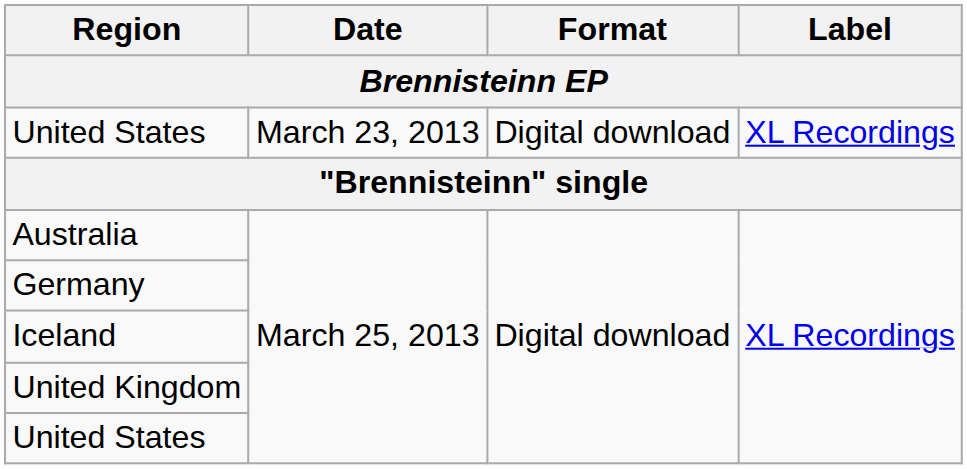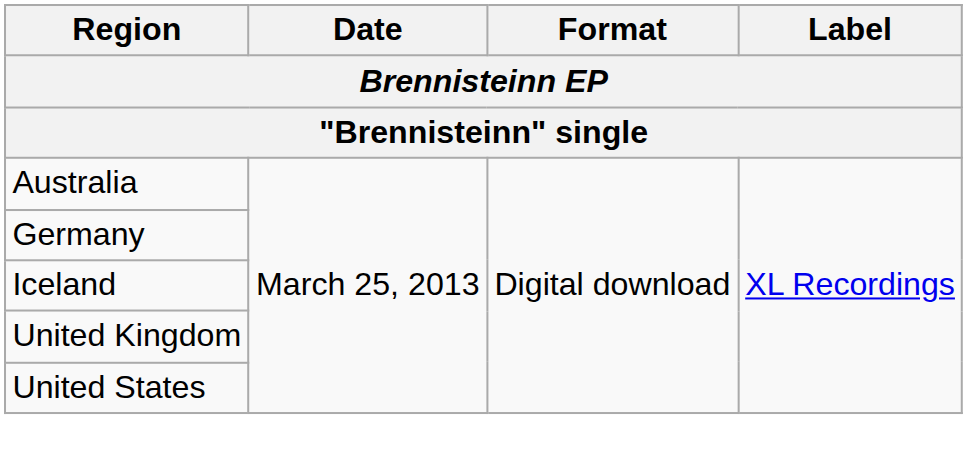- row: (109, 132)
